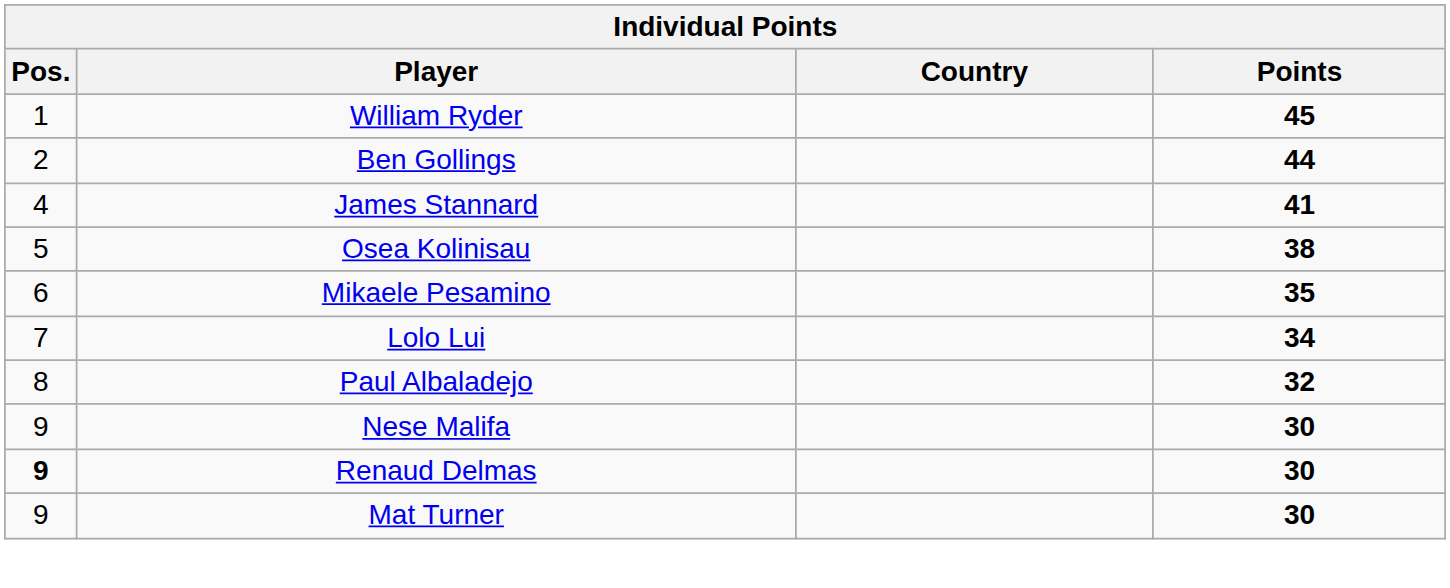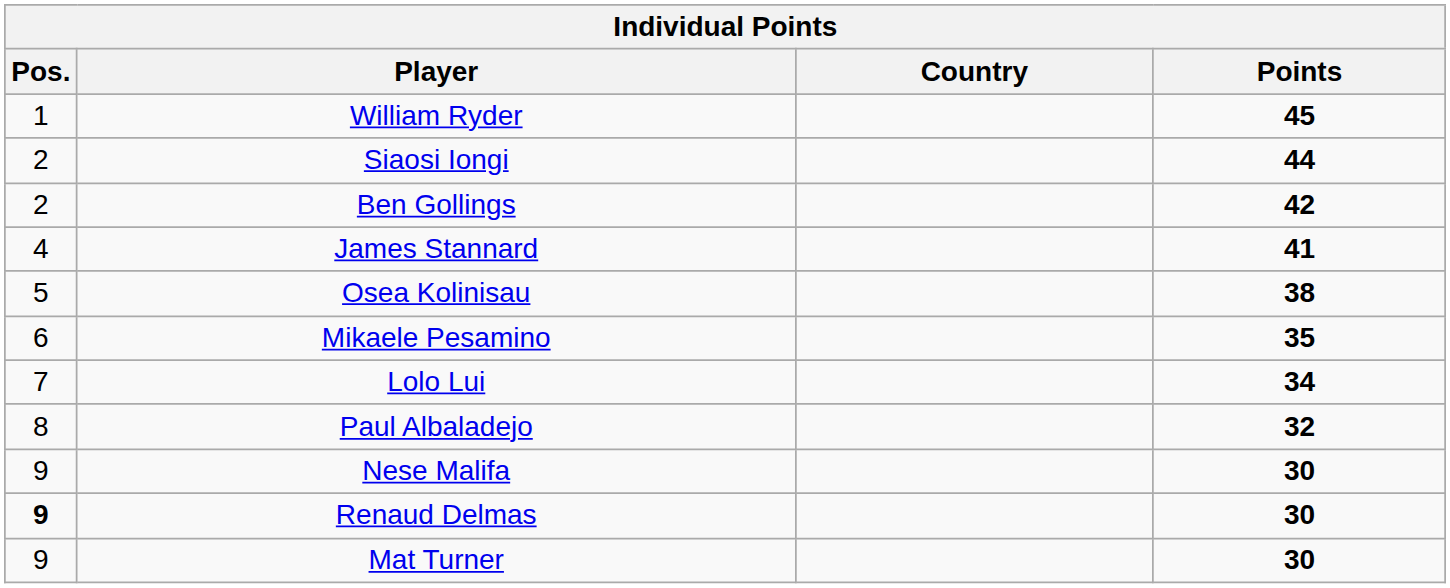+ row: (436, 159)
(1299, 159) 44 -> (1299, 204) 42
